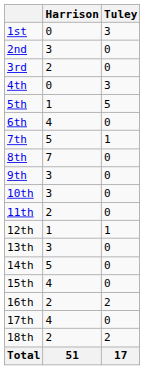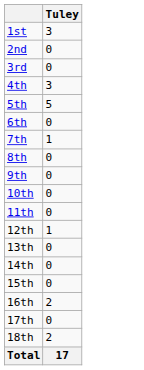- column: (72, 13)
